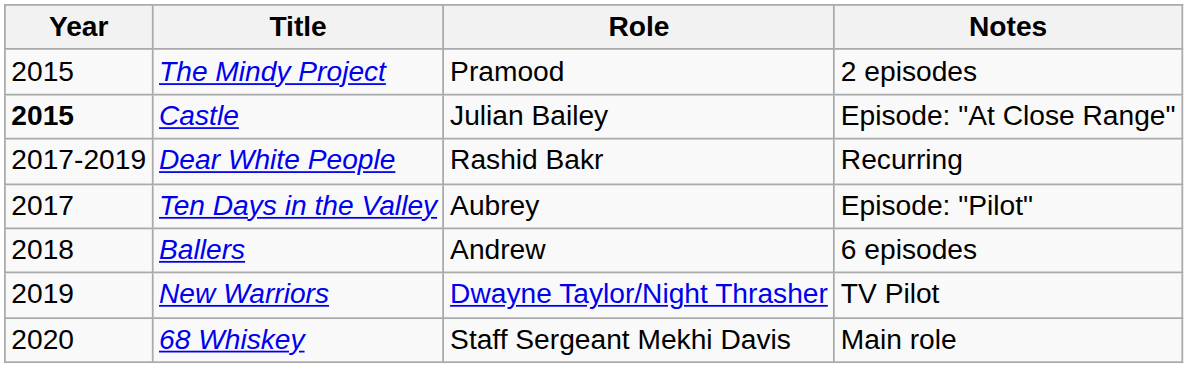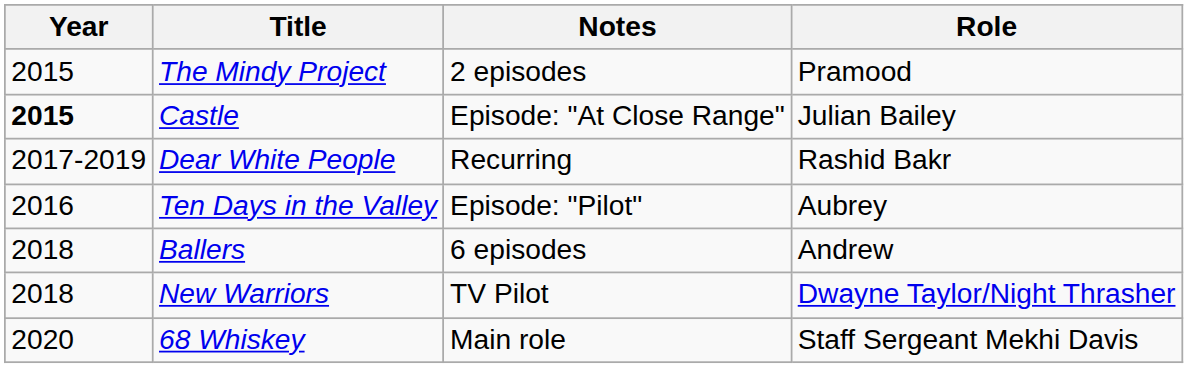columns swapped: (639, 26) <-> (1008, 26)
(43, 205) 2017 -> (43, 205) 2016
(43, 294) 2019 -> (43, 294) 2018
